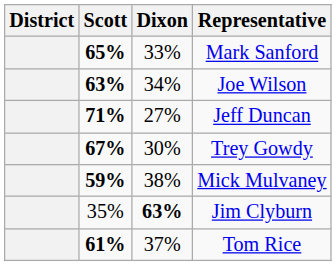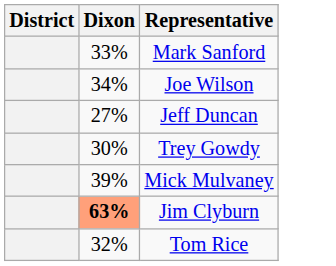- column: (105, 20)
(162, 180) 38% -> (109, 180) 39%
(162, 212) no background -> (109, 212) lightsalmon background
(162, 244) 37% -> (109, 244) 32%
